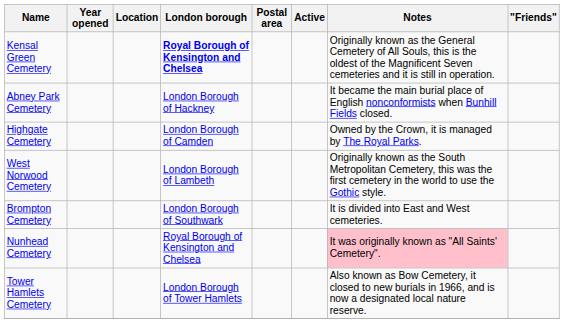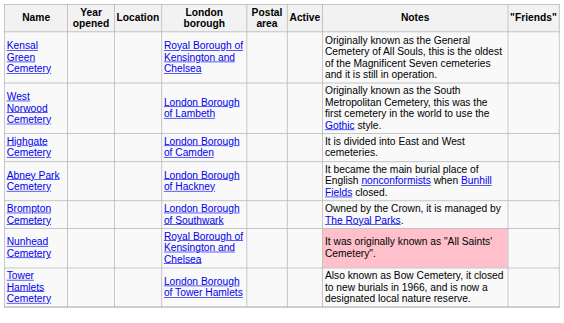(206, 57) bold -> (203, 57) normal
rows swapped: (29, 175) <-> (33, 102)
(411, 136) Owned by the Crown, it is managed by The Royal Parks. -> (395, 147) It is divided into East and West cemeteries.
(400, 214) It is divided into East and West cemeteries. -> (413, 214) Owned by the Crown, it is managed by The Royal Parks.
